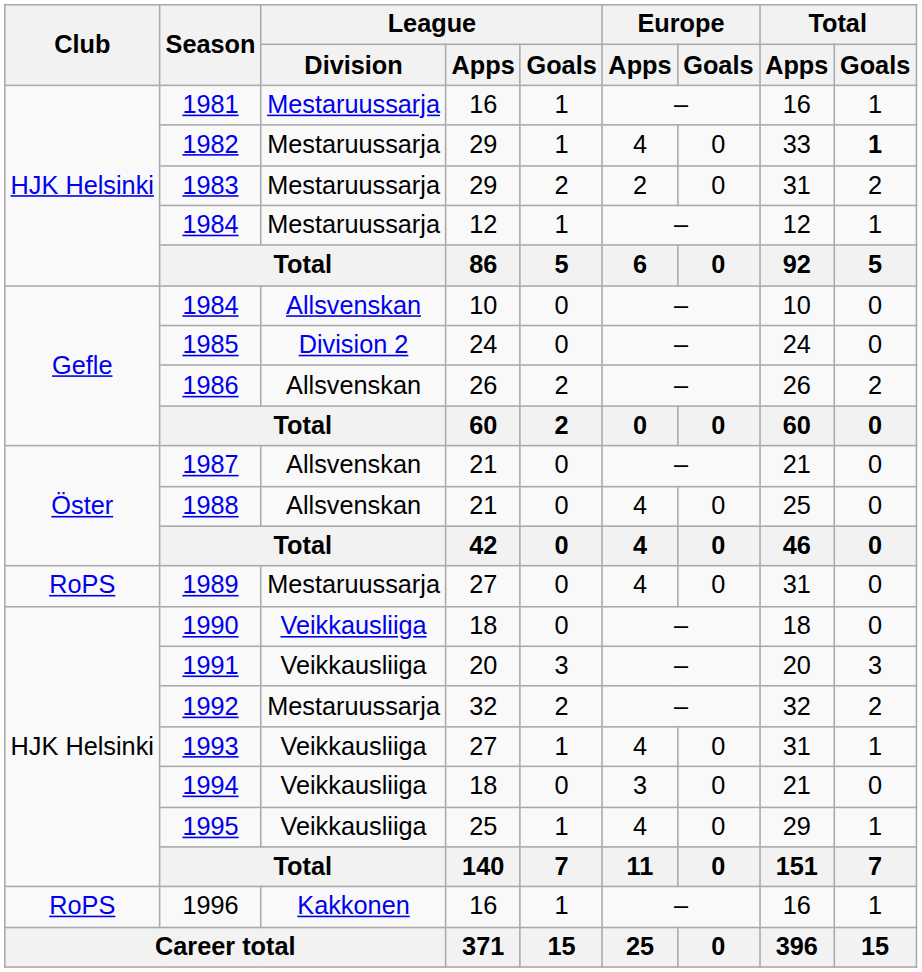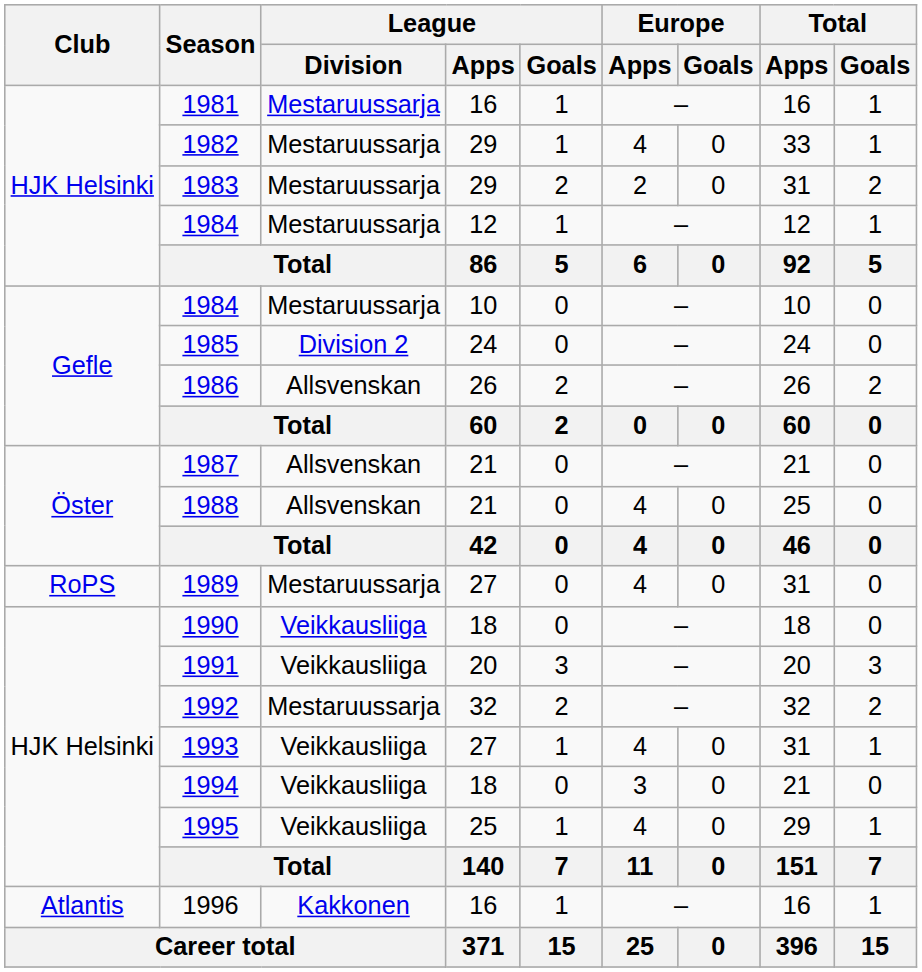(875, 144) bold -> (875, 144) normal
(354, 305) Allsvenskan -> (354, 305) Mestaruussarja
(82, 906) RoPS -> (82, 906) Atlantis
